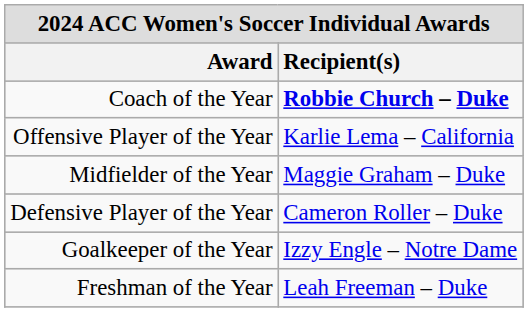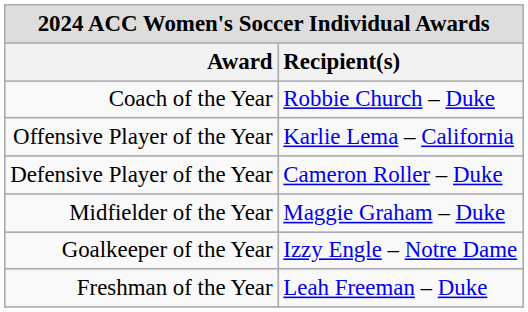(396, 99) bold -> (389, 99) normal
rows swapped: (171, 174) <-> (141, 212)
